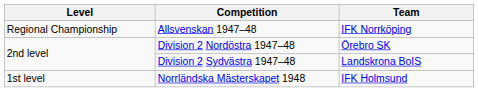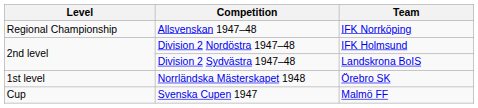(366, 45) Örebro SK -> (374, 45) IFK Holmsund
(374, 78) IFK Holmsund -> (366, 78) Örebro SK
+ row: (207, 95)
